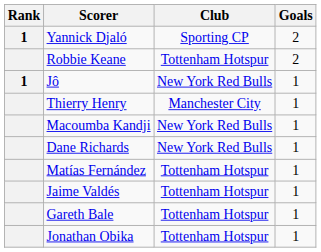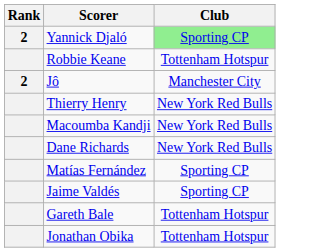- column: (296, 15)
(24, 37) 1 -> (24, 37) 2
(215, 37) no background -> (215, 37) lightgreen background
(24, 81) 1 -> (24, 81) 2
(215, 81) New York Red Bulls -> (215, 81) Manchester City
(215, 103) Manchester City -> (215, 103) New York Red Bulls
(215, 170) Tottenham Hotspur -> (215, 170) Sporting CP
(215, 192) Tottenham Hotspur -> (215, 192) Sporting CP
